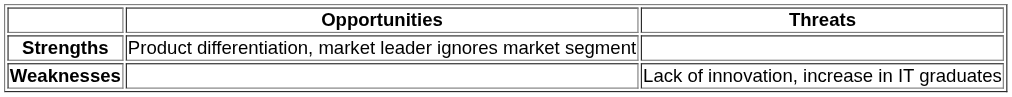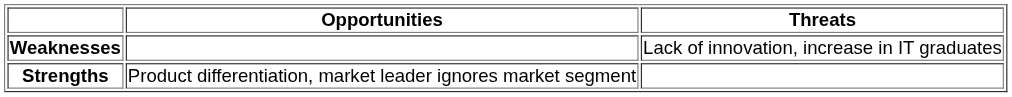rows swapped: (65, 47) <-> (65, 75)
